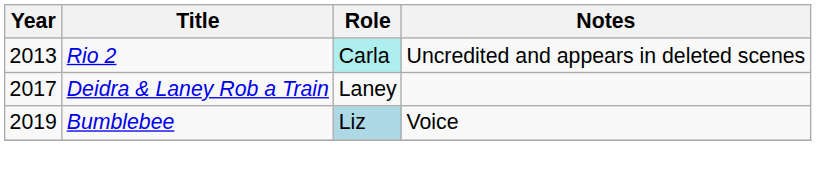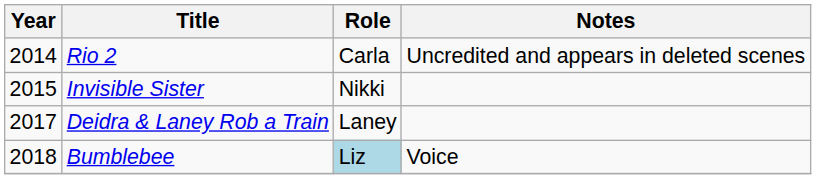(33, 55) 2013 -> (33, 55) 2014
(364, 55) paleturquoise background -> (364, 55) no background
+ row: (135, 88)
(33, 122) 2019 -> (33, 156) 2018
